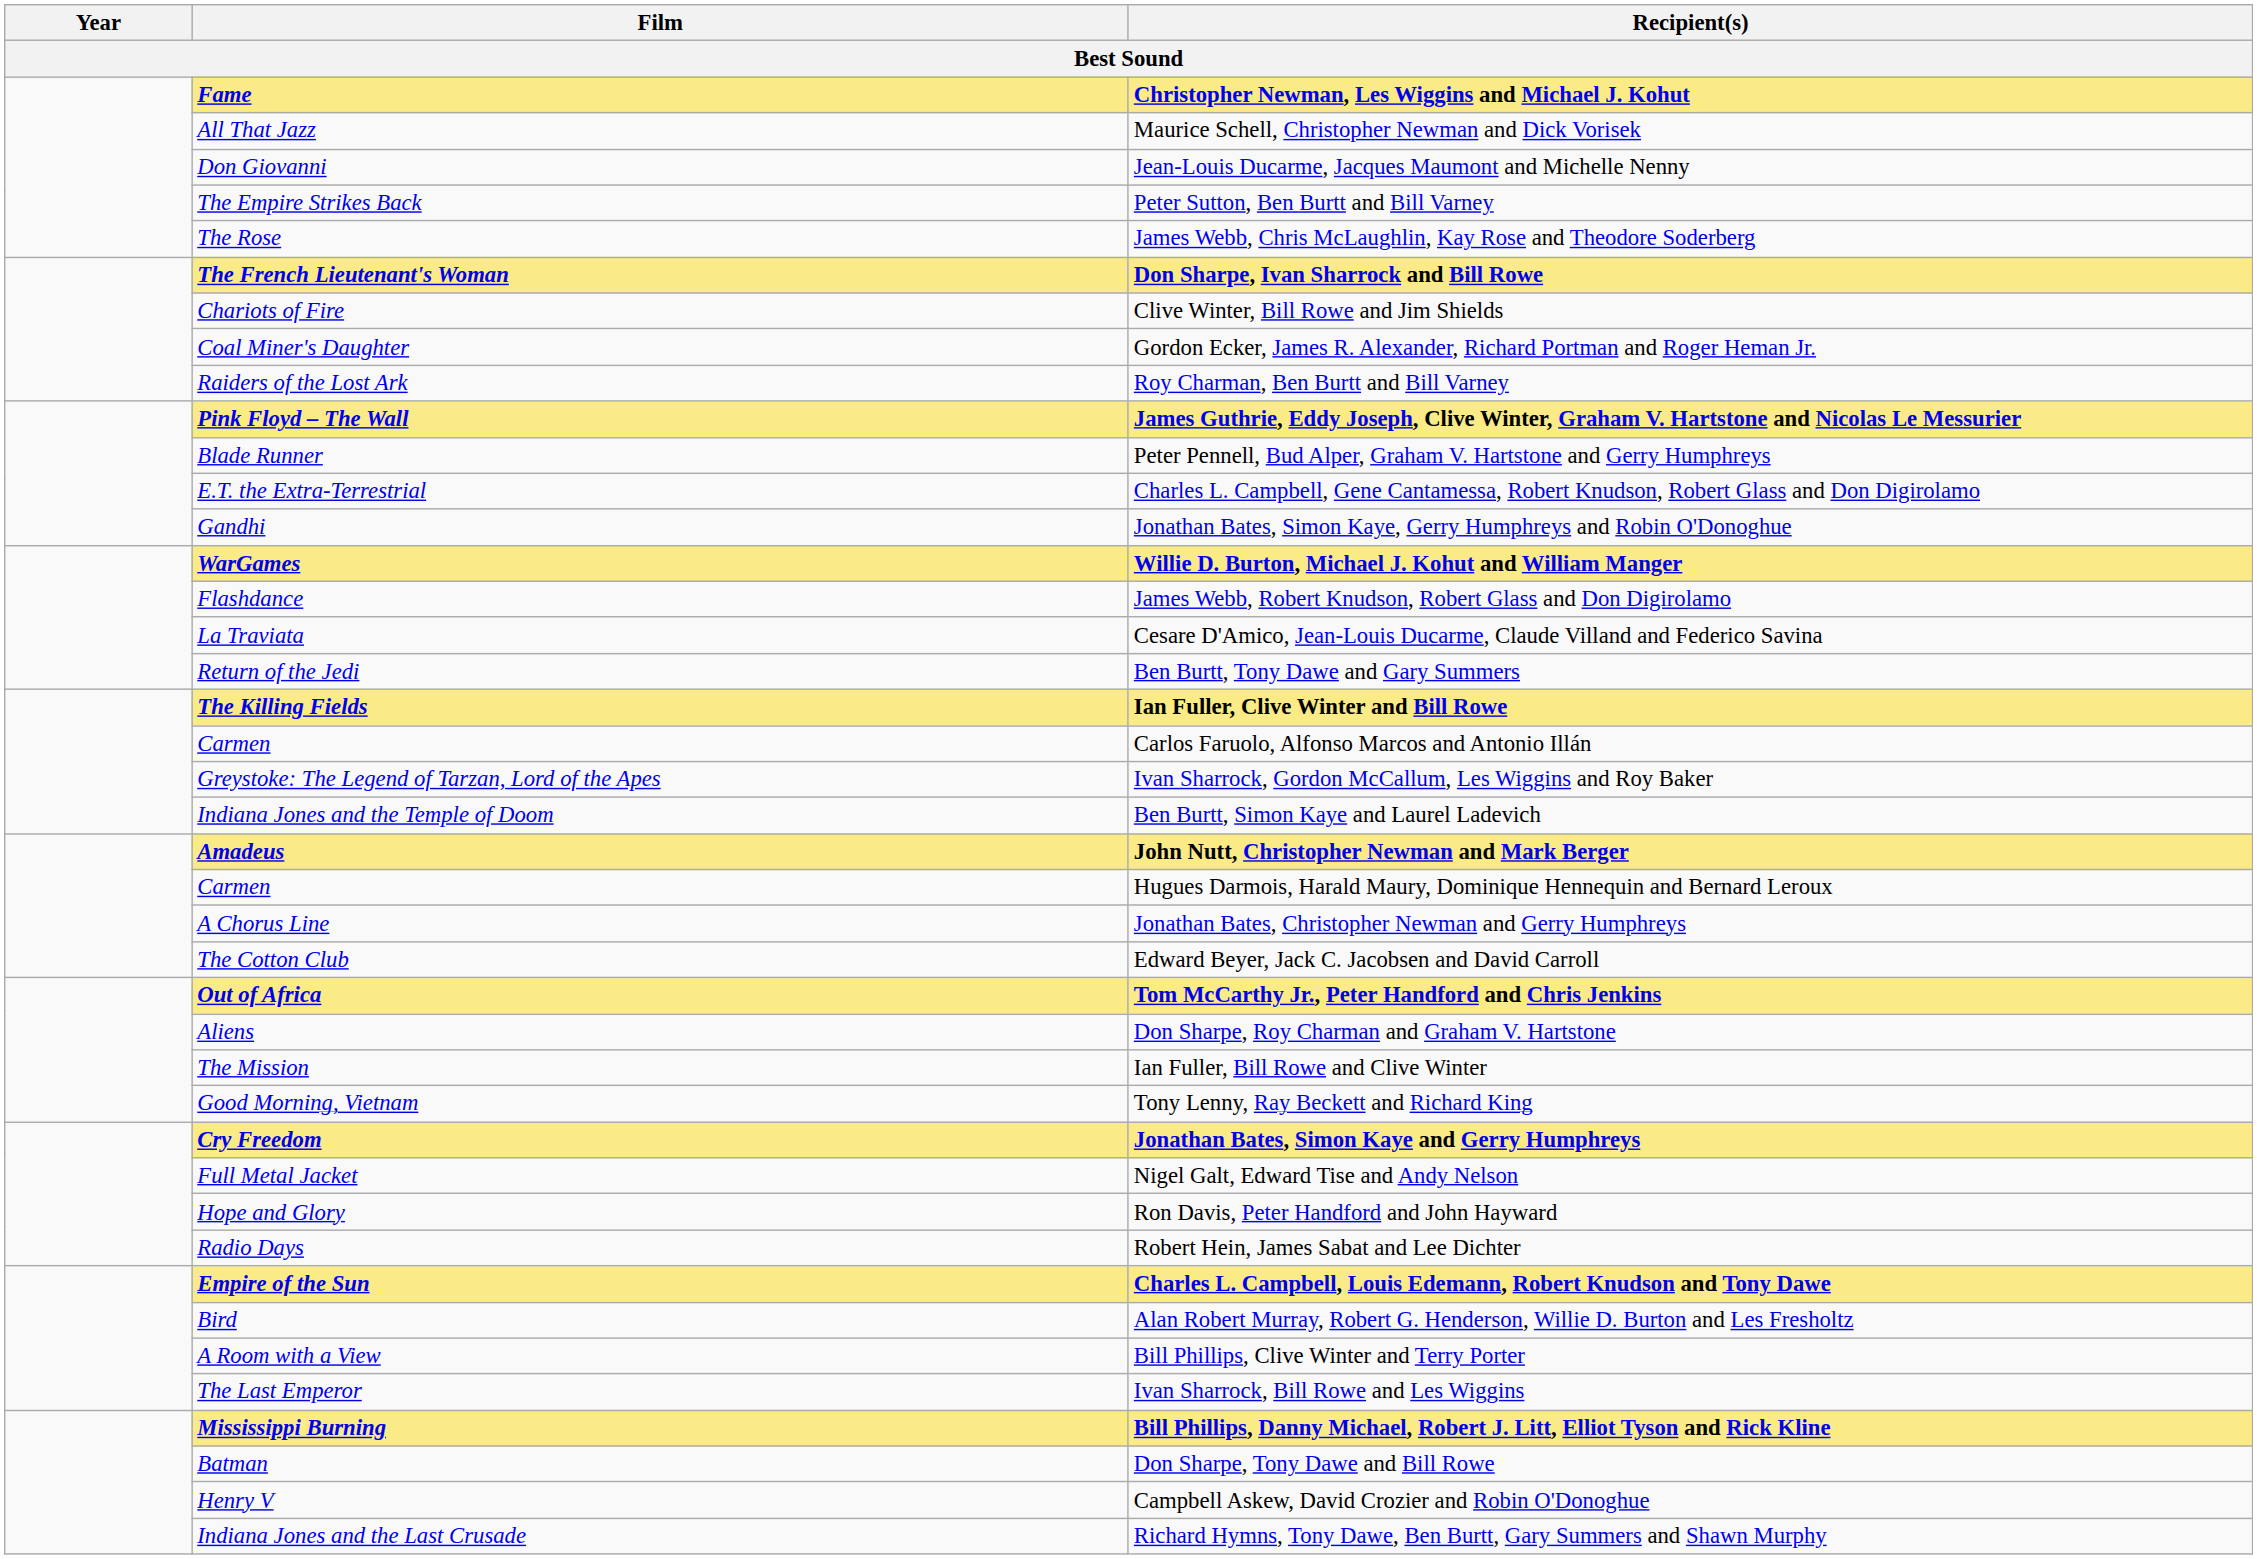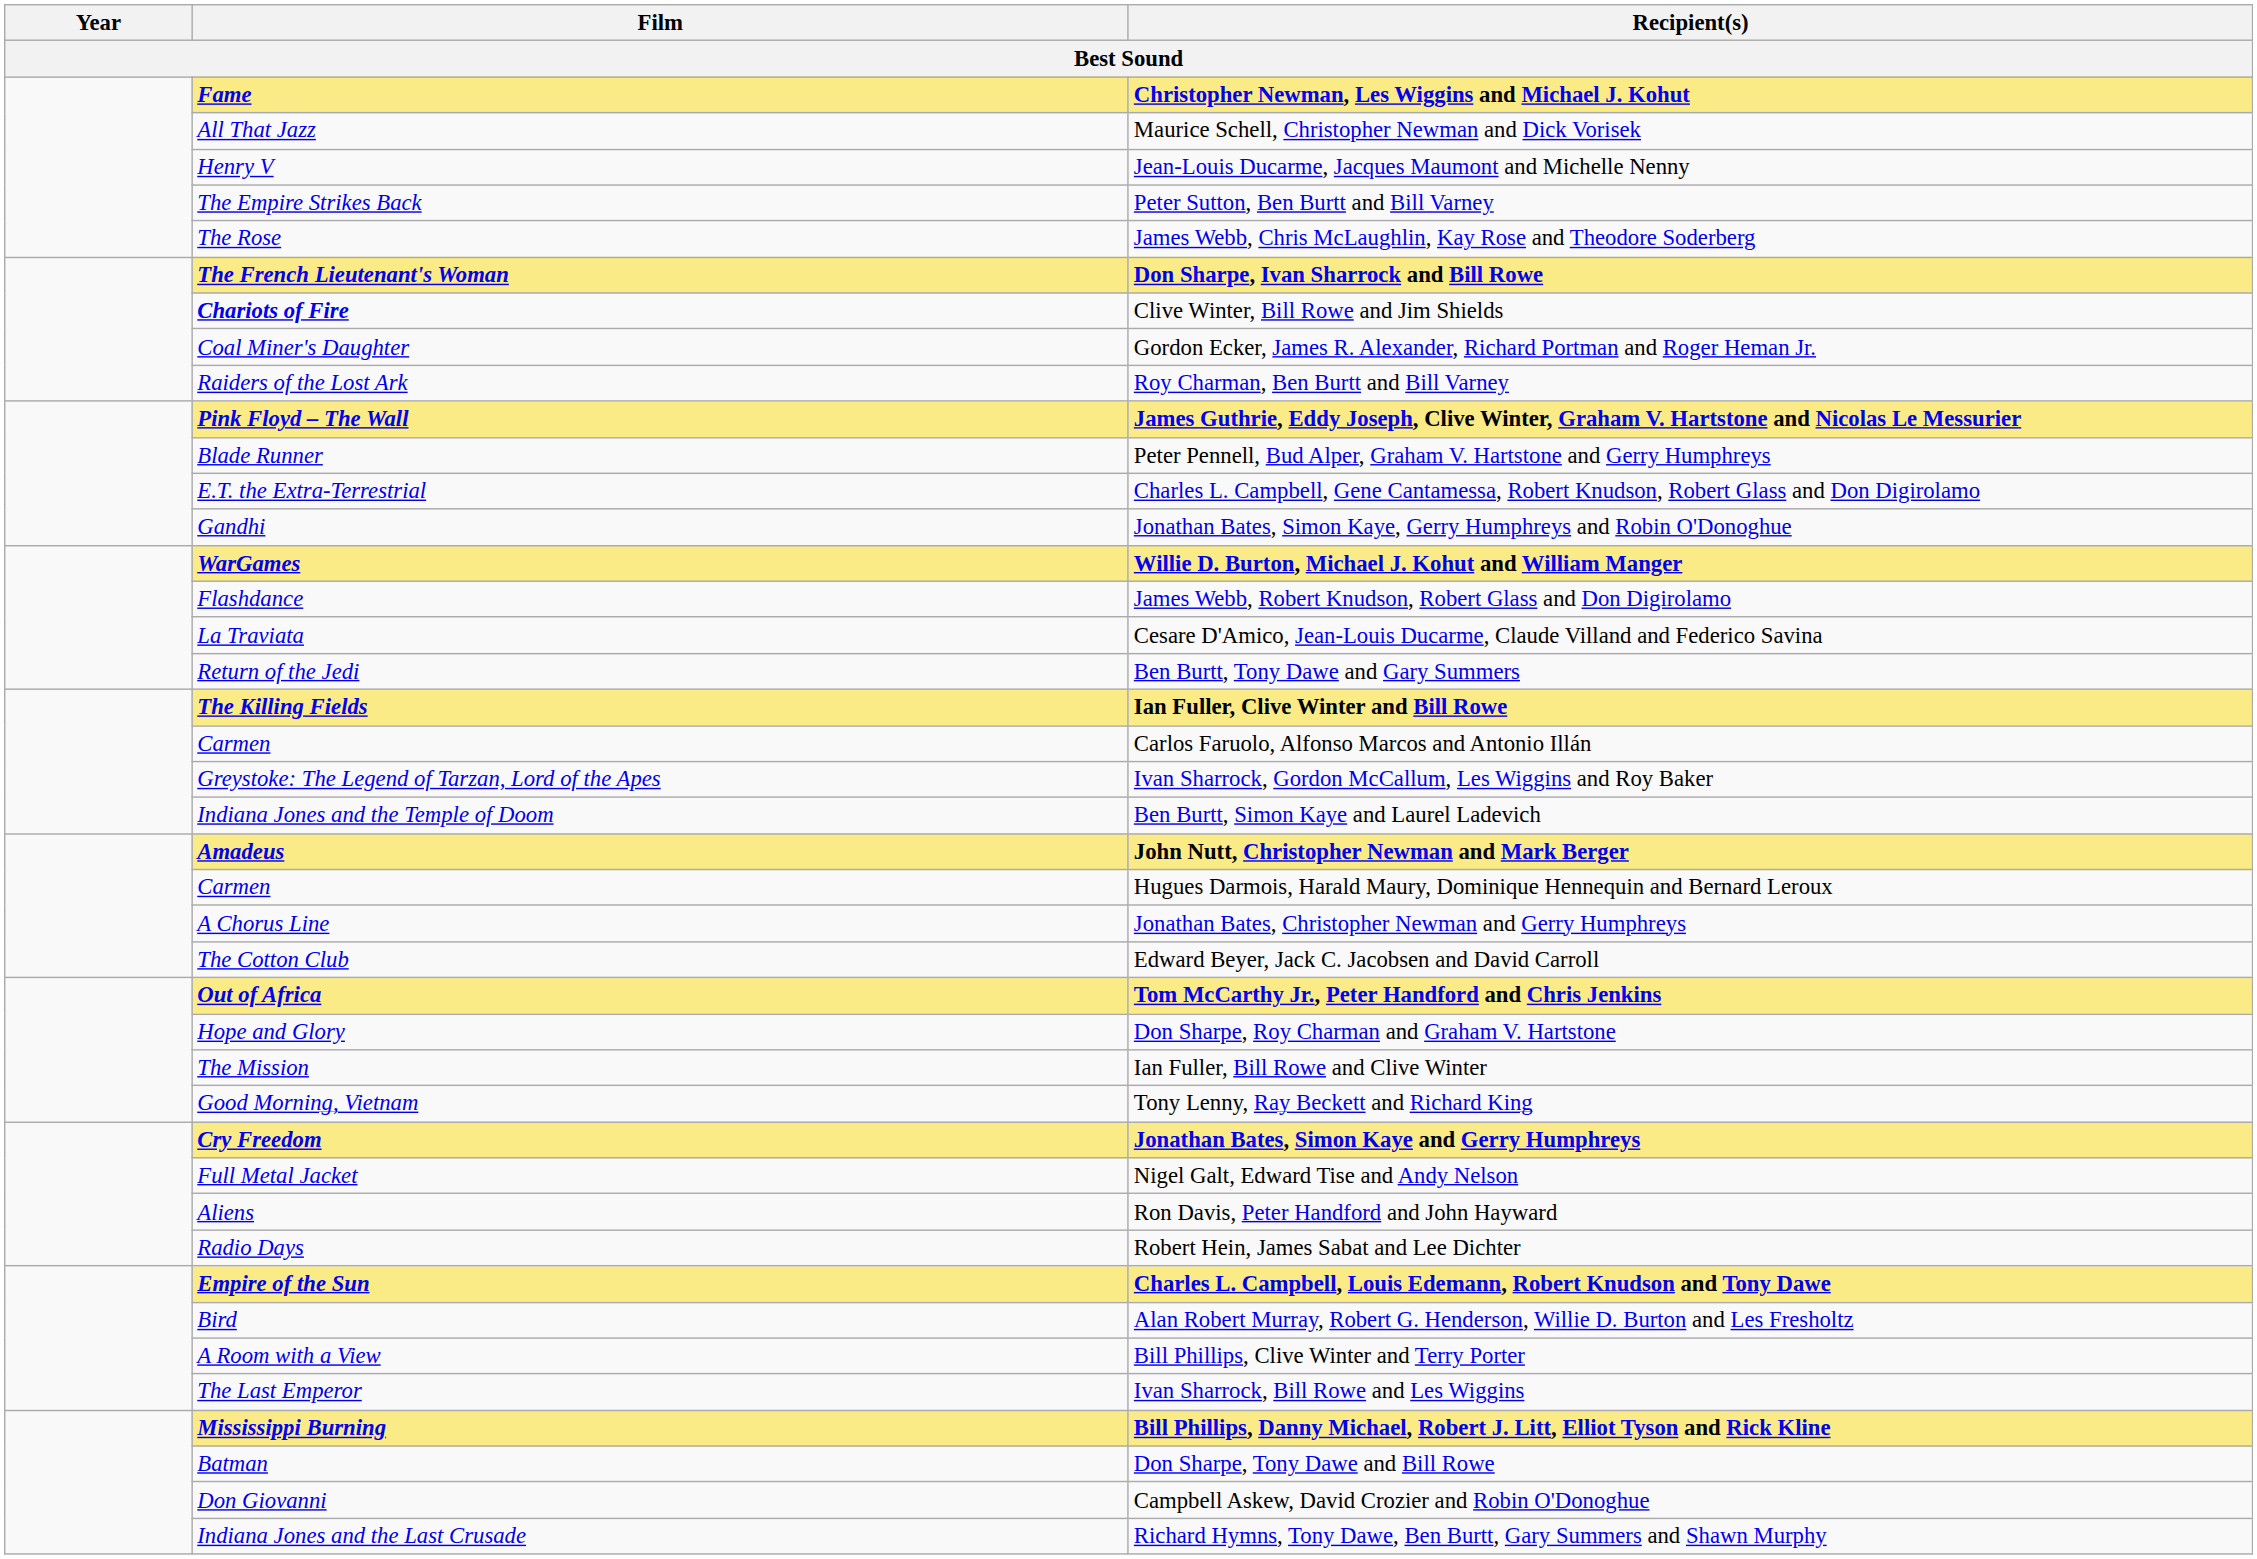(262, 166) Don Giovanni -> (235, 166) Henry V
(271, 310) normal -> (273, 310) bold
(226, 1031) Aliens -> (271, 1031) Hope and Glory
(271, 1211) Hope and Glory -> (226, 1211) Aliens
(235, 1499) Henry V -> (262, 1499) Don Giovanni
